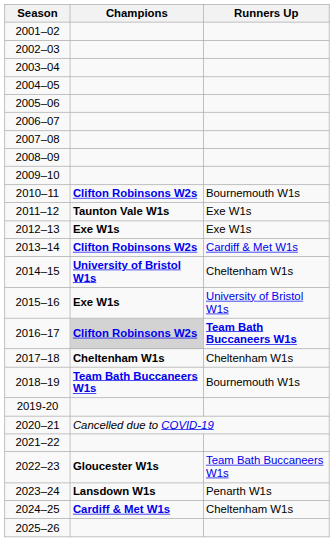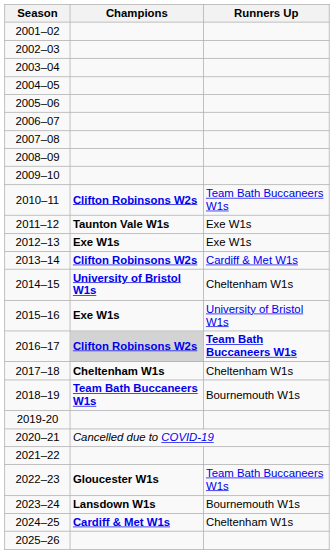(253, 193) Bournemouth W1s -> (265, 200) Team Bath Buccaneers W1s
(239, 491) Penarth W1s -> (253, 504) Bournemouth W1s
